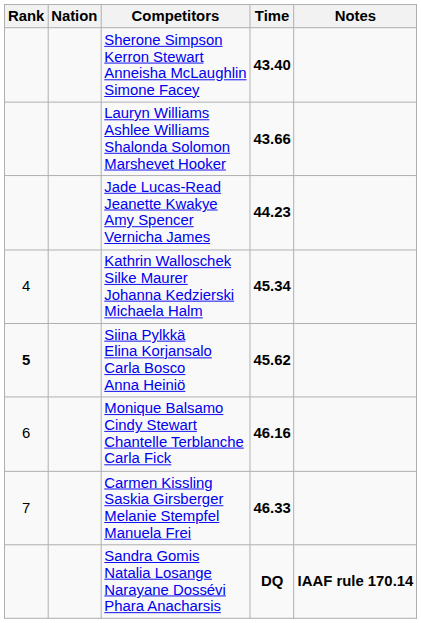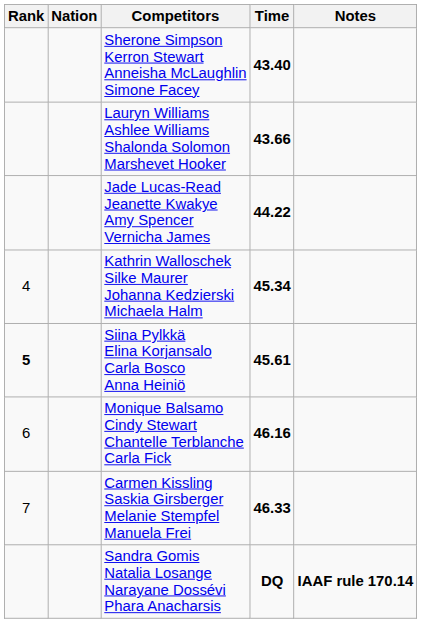(272, 212) 44.23 -> (272, 212) 44.22
(272, 360) 45.62 -> (272, 360) 45.61
